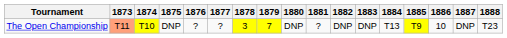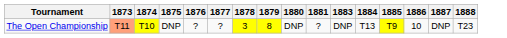- column: (343, 12)
(269, 26) 7 -> (269, 26) 8
